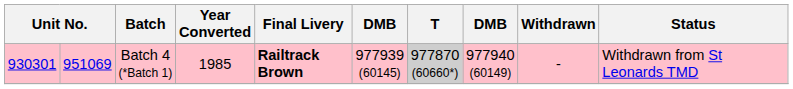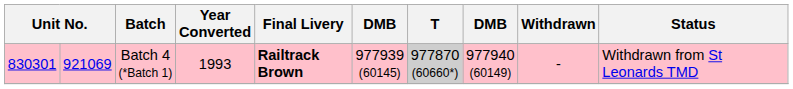(32, 63) 930301 -> (32, 63) 830301
(87, 63) 951069 -> (87, 63) 921069
(215, 63) 1985 -> (215, 63) 1993
